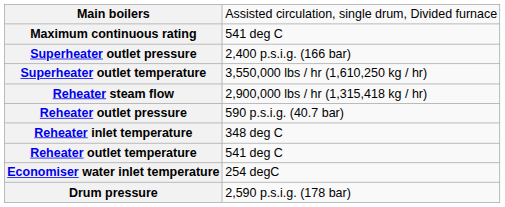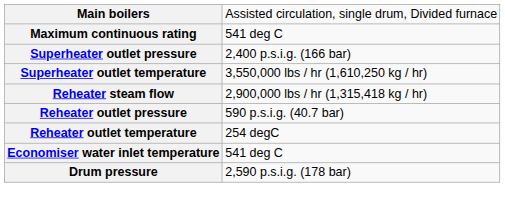- row: (113, 133)
(254, 152) 541 deg C -> (252, 133) 254 degC
(252, 172) 254 degC -> (254, 152) 541 deg C
